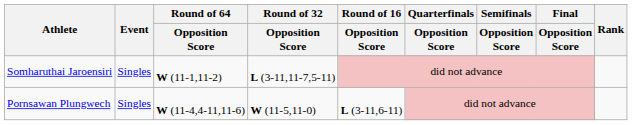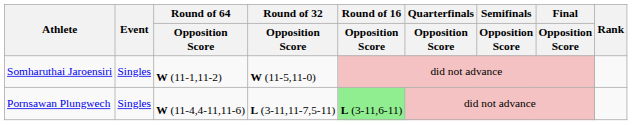(293, 78) L (3-11,11-7,5-11) -> (283, 78) W (11-5,11-0)
(283, 110) W (11-5,11-0) -> (293, 110) L (3-11,11-7,5-11)
(372, 110) no background -> (372, 110) lightgreen background
